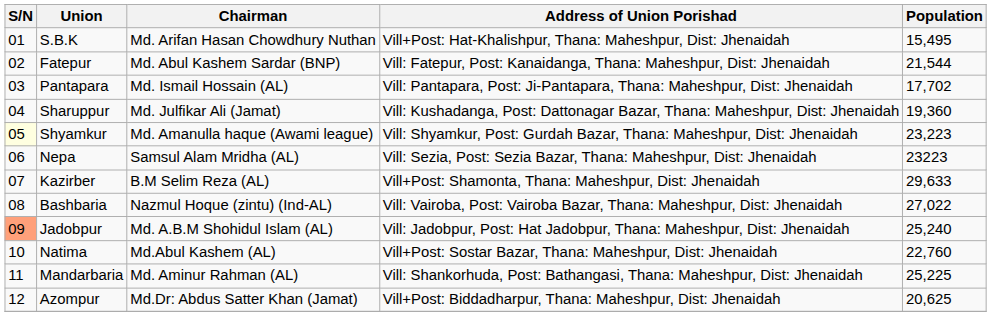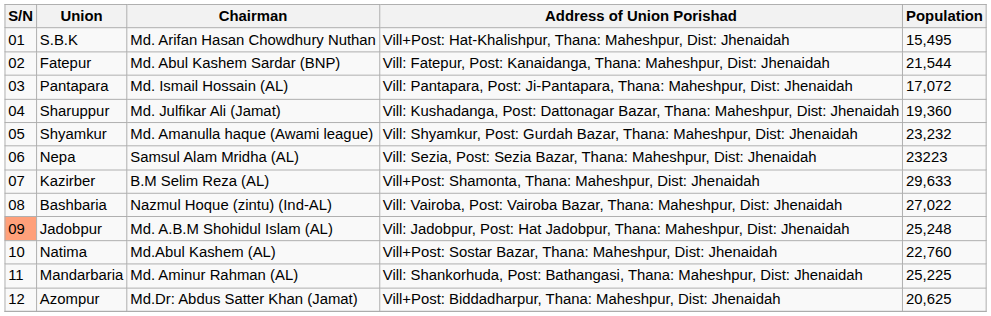(929, 87) 17,702 -> (929, 87) 17,072
(16, 134) lightyellow background -> (16, 134) no background
(929, 134) 23,223 -> (929, 134) 23,232
(929, 228) 25,240 -> (929, 228) 25,248
